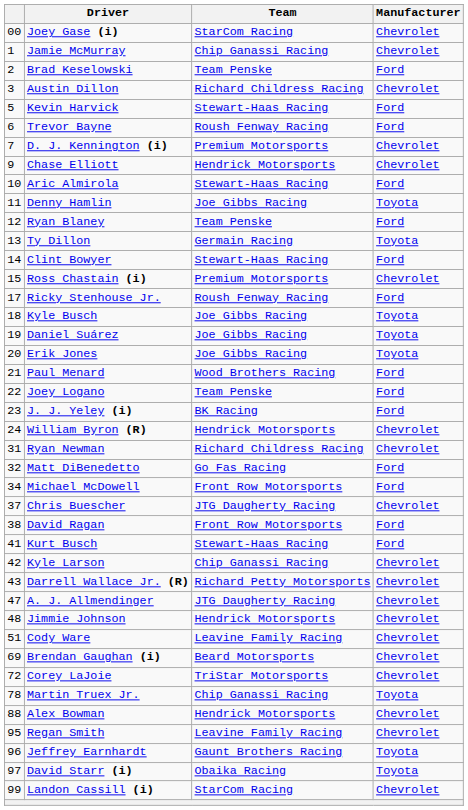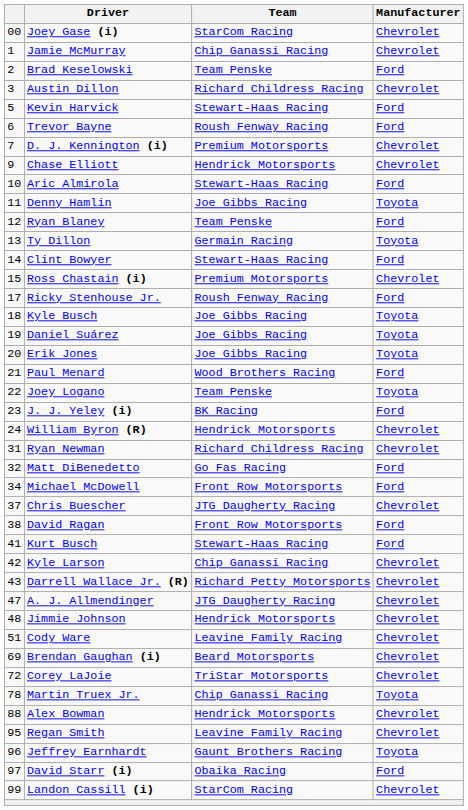(390, 393) Ford -> (397, 393) Toyota
(397, 772) Toyota -> (390, 772) Ford
